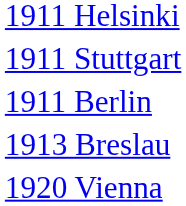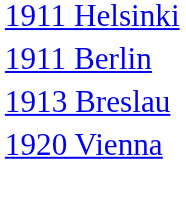- row: (93, 58)
